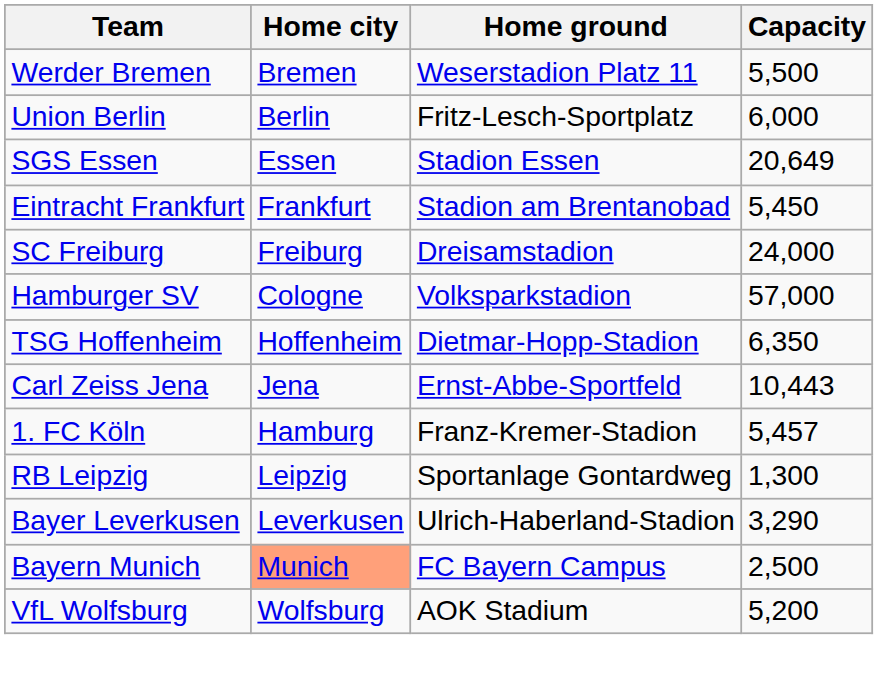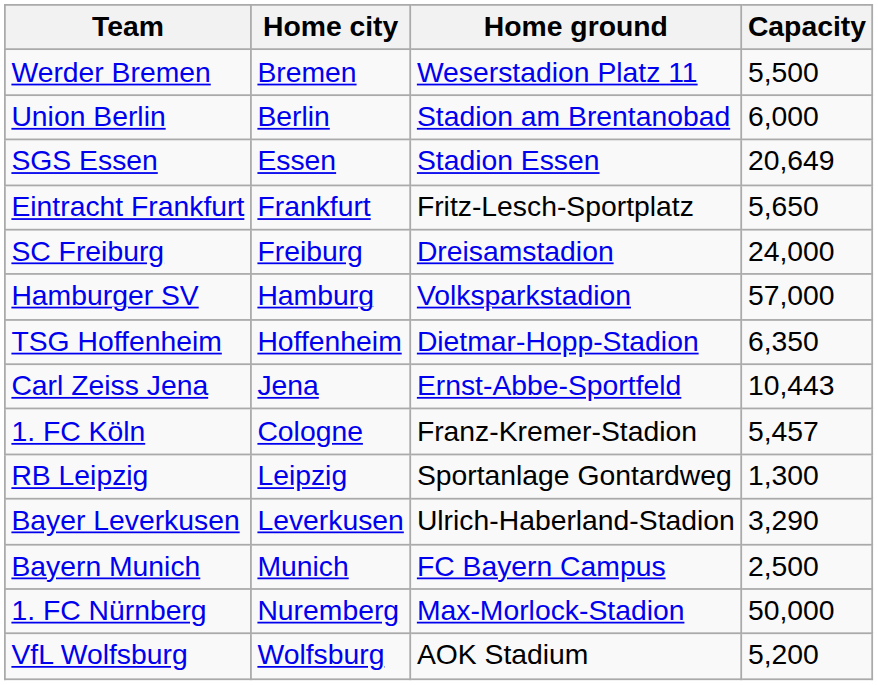(555, 116) Fritz-Lesch-Sportplatz -> (574, 116) Stadion am Brentanobad
(574, 206) Stadion am Brentanobad -> (555, 206) Fritz-Lesch-Sportplatz
(783, 206) 5,450 -> (783, 206) 5,650
(310, 296) Cologne -> (316, 296) Hamburg
(316, 431) Hamburg -> (310, 431) Cologne
(303, 565) lightsalmon background -> (303, 565) no background
+ row: (109, 610)
